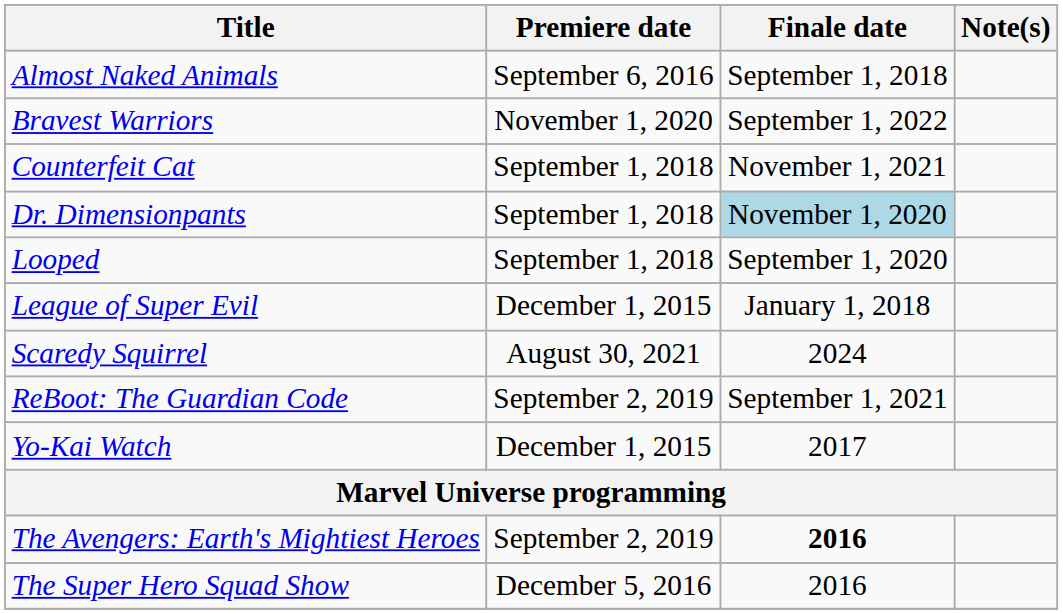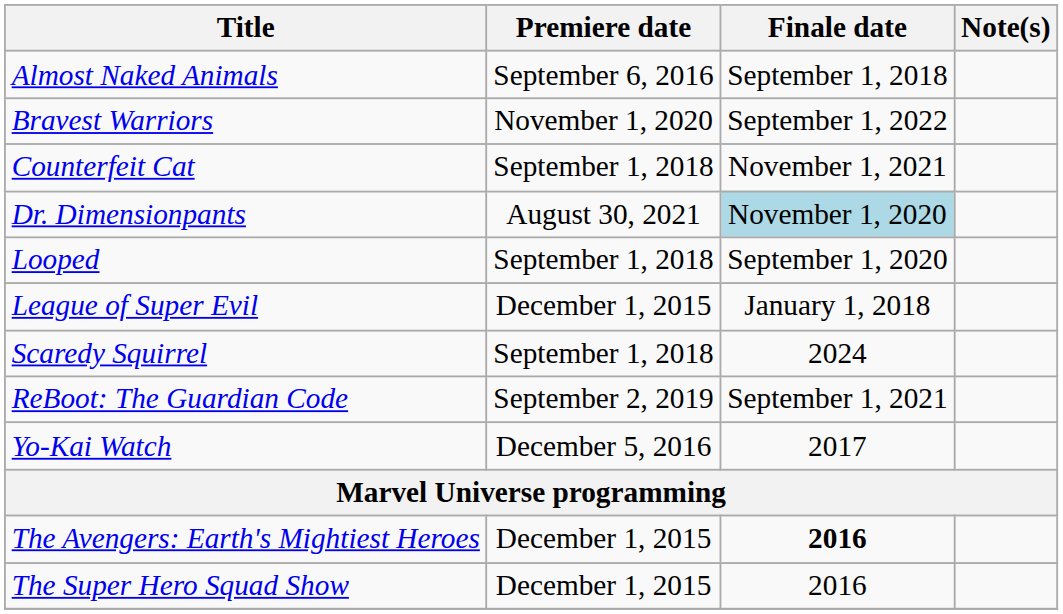(604, 213) September 1, 2018 -> (604, 213) August 30, 2021
(604, 352) August 30, 2021 -> (604, 352) September 1, 2018
(604, 445) December 1, 2015 -> (604, 445) December 5, 2016
(604, 538) September 2, 2019 -> (604, 538) December 1, 2015
(604, 584) December 5, 2016 -> (604, 584) December 1, 2015
